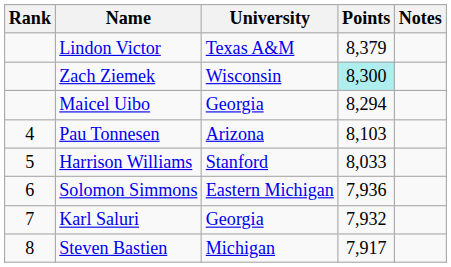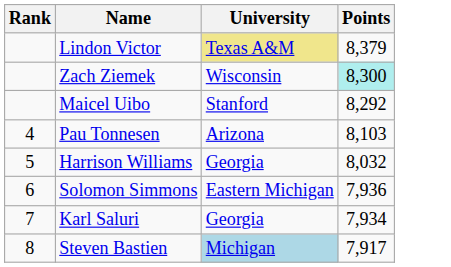- column: (420, 18)
(250, 47) no background -> (250, 47) khaki background
(235, 104) Georgia -> (237, 104) Stanford
(366, 104) 8,294 -> (366, 104) 8,292
(237, 162) Stanford -> (235, 162) Georgia
(366, 162) 8,033 -> (366, 162) 8,032
(366, 219) 7,932 -> (366, 219) 7,934
(240, 248) no background -> (240, 248) lightblue background
